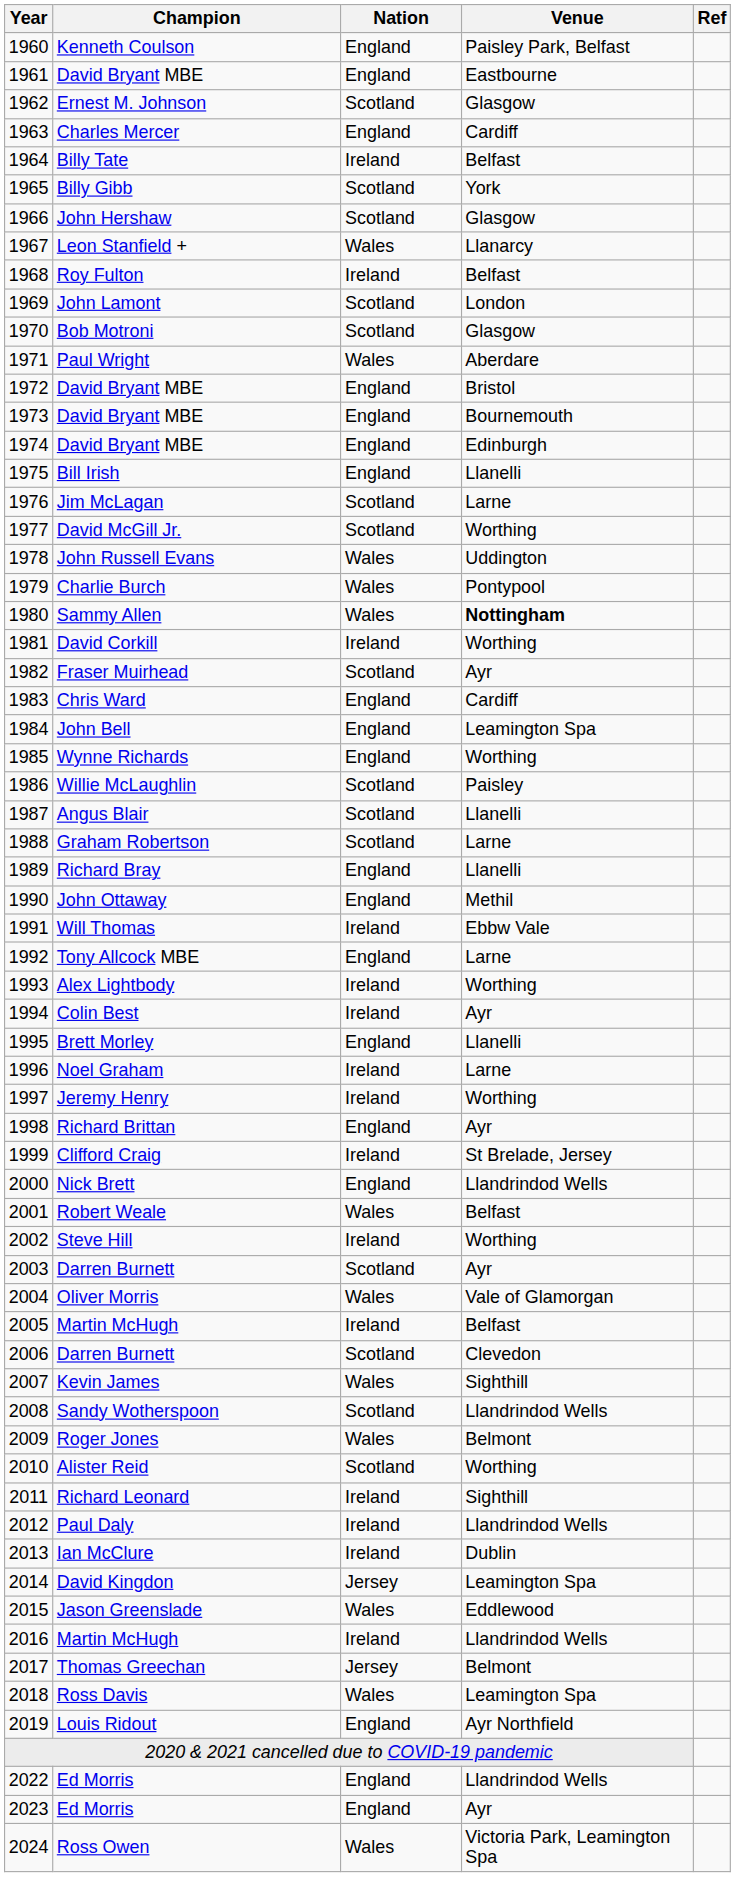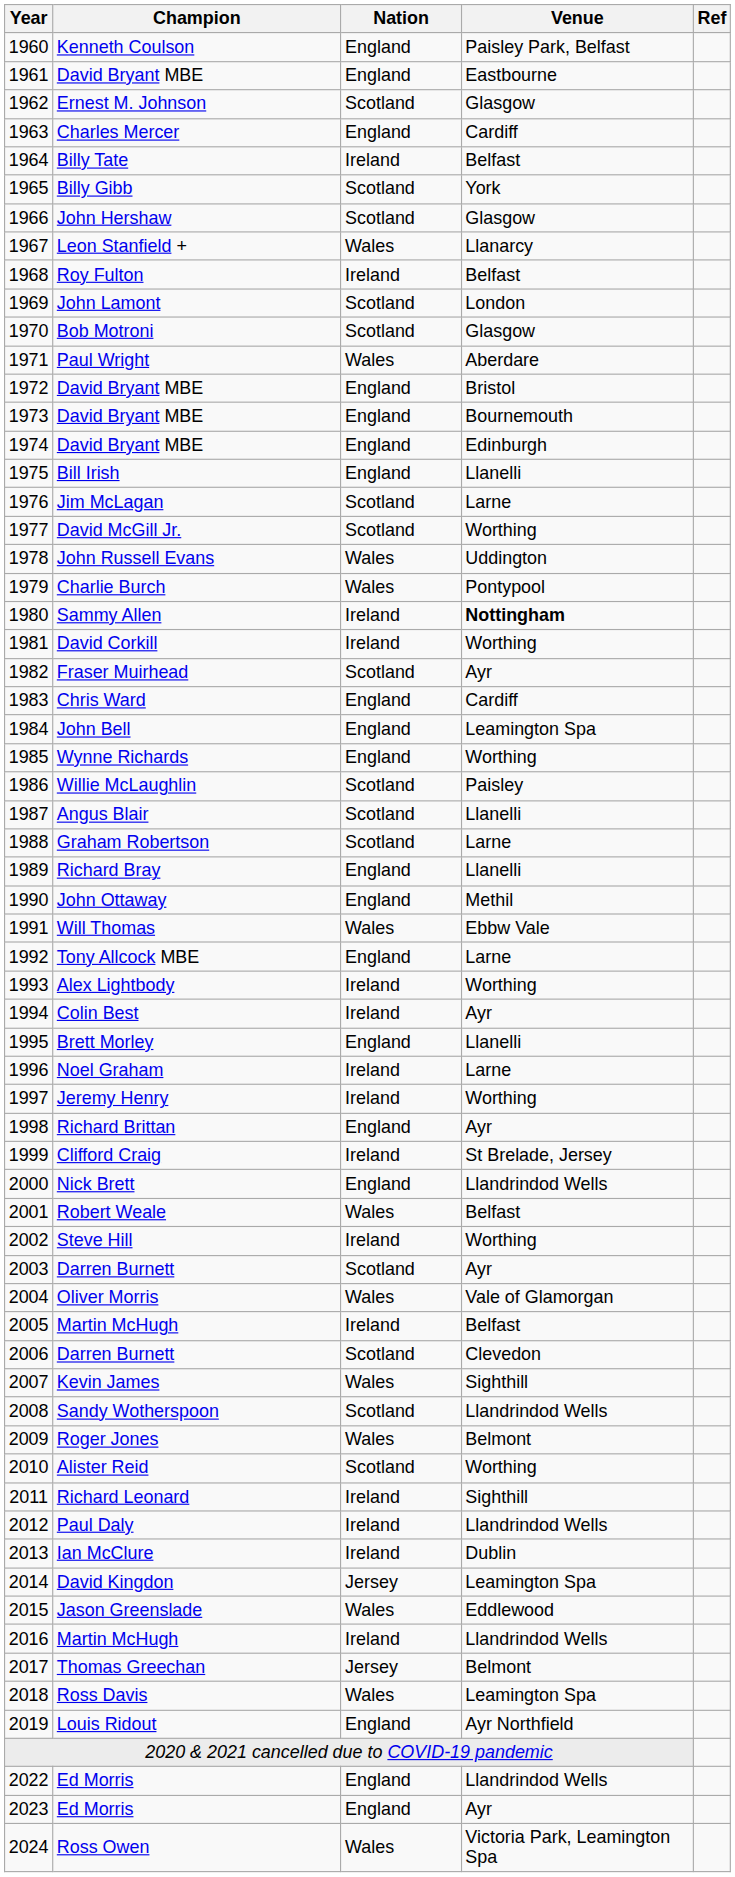(370, 615) Wales -> (372, 615) Ireland
(372, 928) Ireland -> (370, 928) Wales
